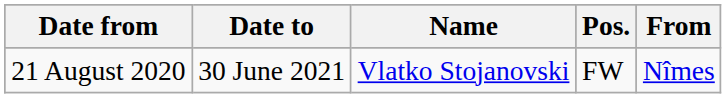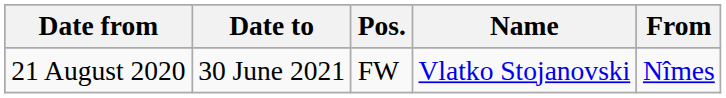columns swapped: (606, 26) <-> (464, 26)
